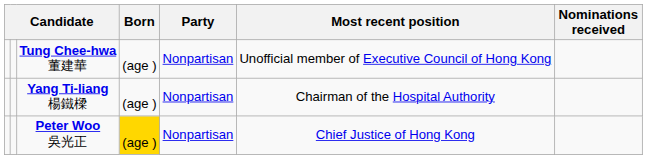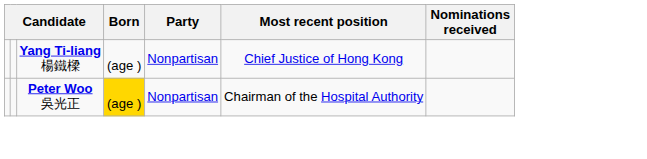- row: (68, 58)
(395, 97) Chairman of the Hospital Authority -> (324, 59) Chief Justice of Hong Kong
(395, 135) Chief Justice of Hong Kong -> (324, 97) Chairman of the Hospital Authority
